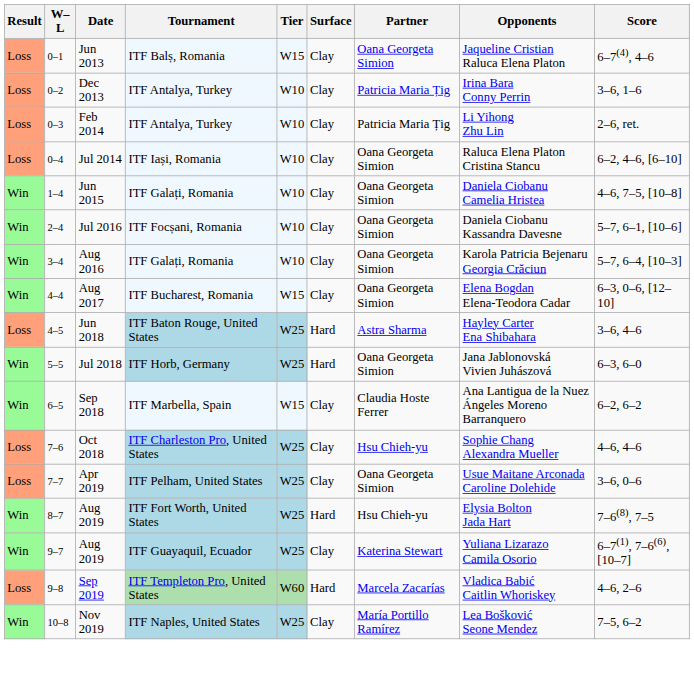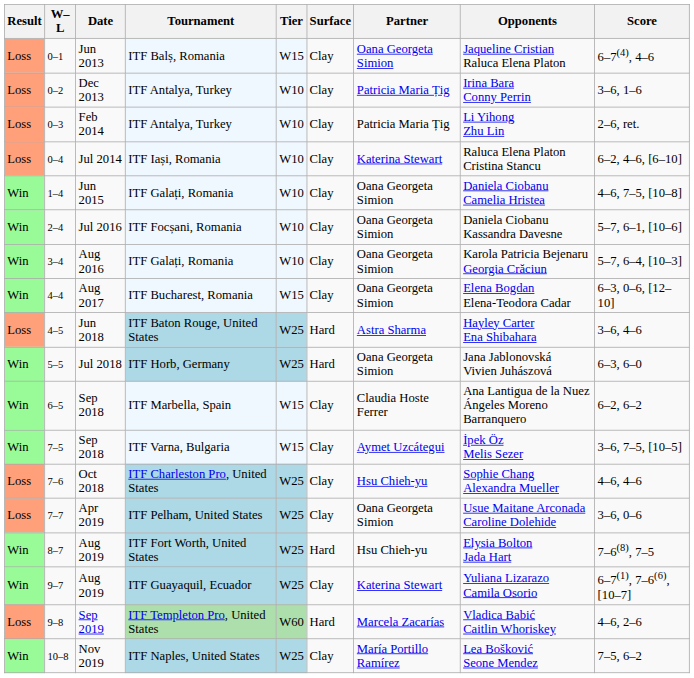(395, 158) Oana Georgeta Simion -> (399, 158) Katerina Stewart
+ row: (55, 447)
